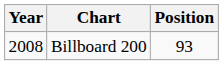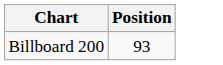- column: (26, 18)
